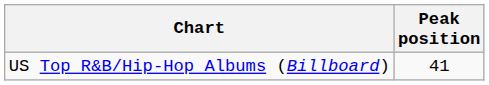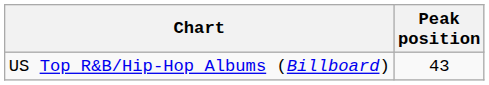(439, 66) 41 -> (439, 66) 43
